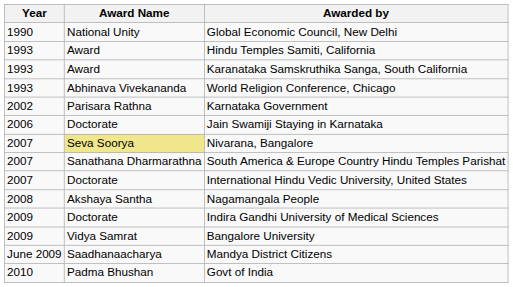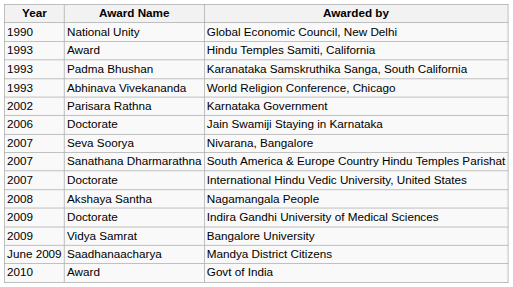(83, 69) Award -> (110, 69) Padma Bhushan
(100, 143) khaki background -> (100, 143) no background
(110, 273) Padma Bhushan -> (83, 273) Award
